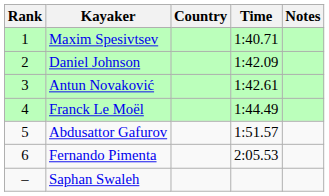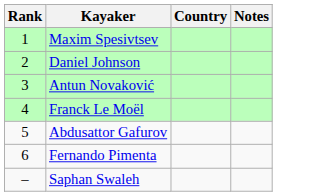- column: (256, 16)
